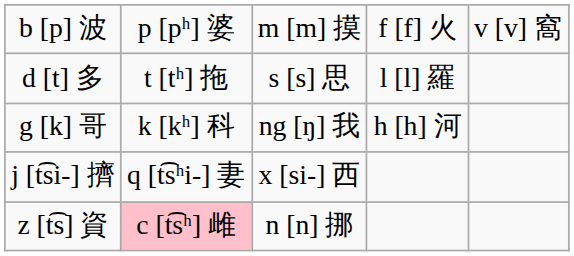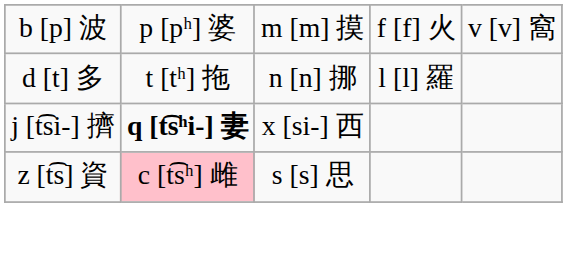(309, 77) s [s] 思 -> (313, 77) n [n] 挪
- row: (63, 126)
(186, 175) normal -> (188, 126) bold
(309, 224) n [n] 挪 -> (313, 175) s [s] 思
